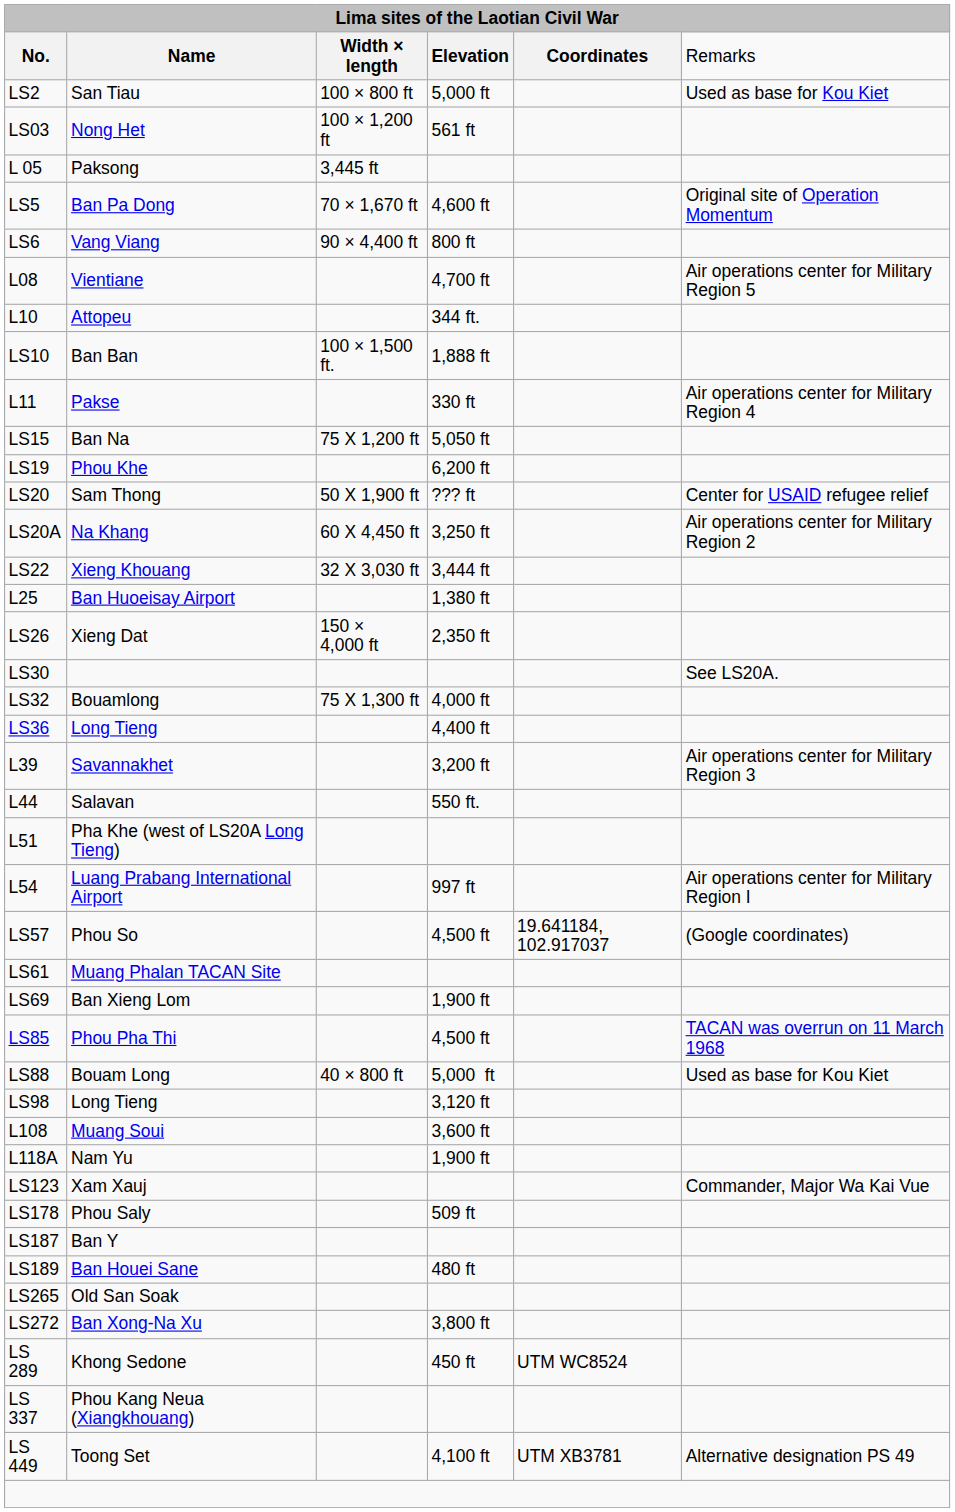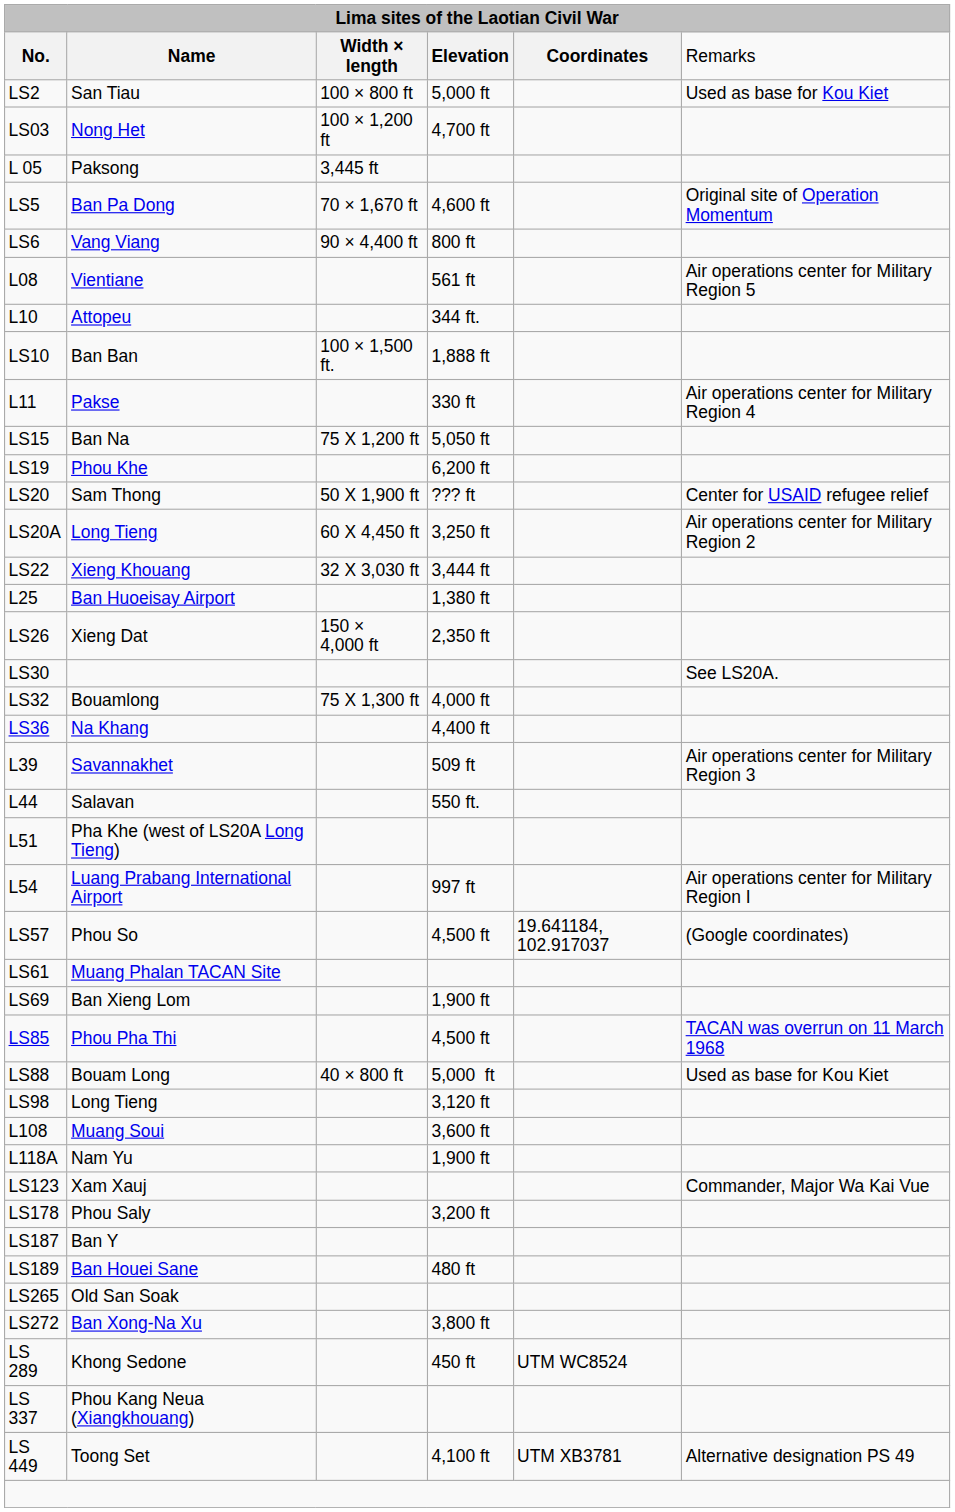(453, 130) 561 ft -> (461, 130) 4,700 ft
(461, 280) 4,700 ft -> (453, 280) 561 ft
(110, 533) Na Khang -> (114, 533) Long Tieng
(114, 728) Long Tieng -> (110, 728) Na Khang
(461, 765) 3,200 ft -> (453, 765) 509 ft
(453, 1213) 509 ft -> (461, 1213) 3,200 ft
